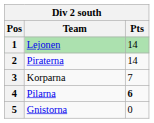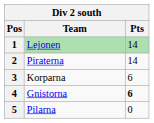(130, 77) 7 -> (130, 77) 6
(41, 93) Pilarna -> (47, 93) Gnistorna
(47, 110) Gnistorna -> (41, 110) Pilarna
